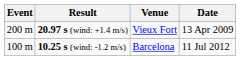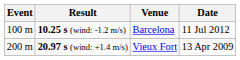rows swapped: (82, 47) <-> (83, 30)
